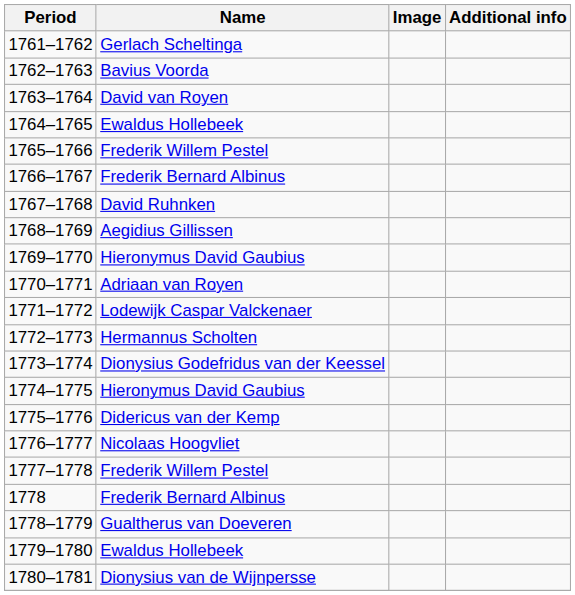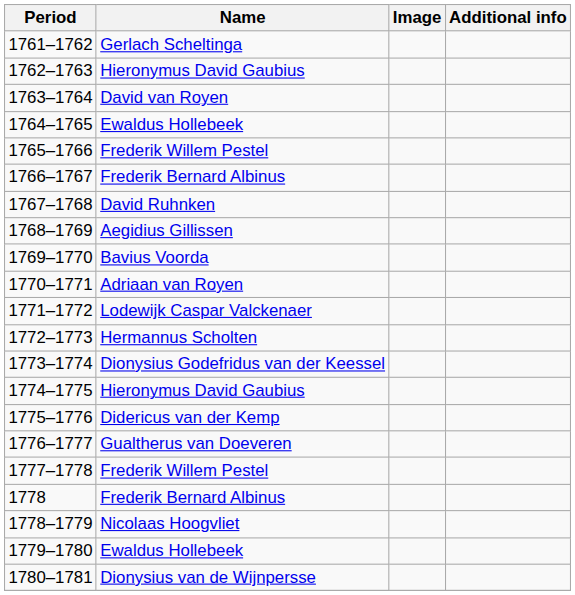(154, 71) Bavius Voorda -> (202, 71) Hieronymus David Gaubius
(202, 257) Hieronymus David Gaubius -> (154, 257) Bavius Voorda
(170, 444) Nicolaas Hoogvliet -> (196, 444) Gualtherus van Doeveren
(196, 524) Gualtherus van Doeveren -> (170, 524) Nicolaas Hoogvliet
